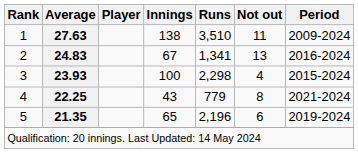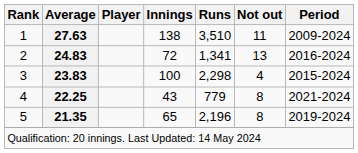(170, 55) 67 -> (170, 55) 72
(70, 76) 23.93 -> (70, 76) 23.83
(260, 117) 6 -> (260, 117) 8
